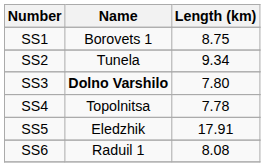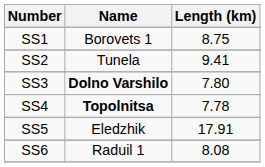(216, 61) 9.34 -> (216, 61) 9.41
(118, 106) normal -> (118, 106) bold
